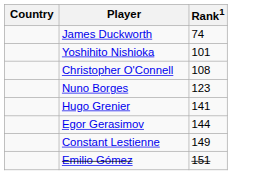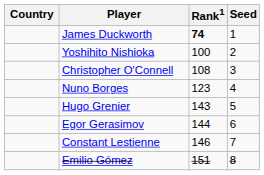+ column: (243, 15)
(198, 34) normal -> (198, 34) bold
(201, 52) 101 -> (201, 52) 100
(201, 106) 141 -> (201, 106) 143
(201, 142) 149 -> (201, 142) 146
